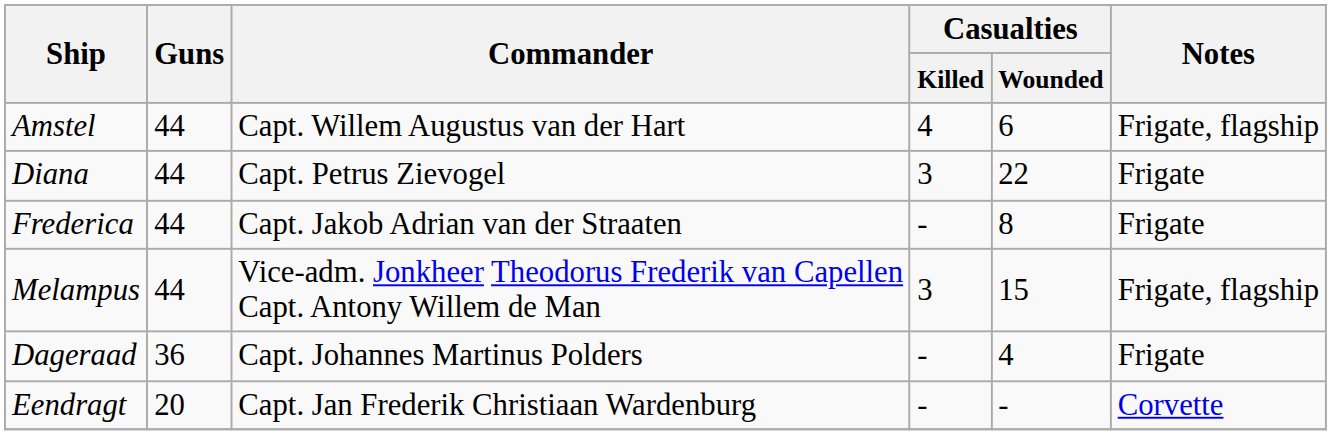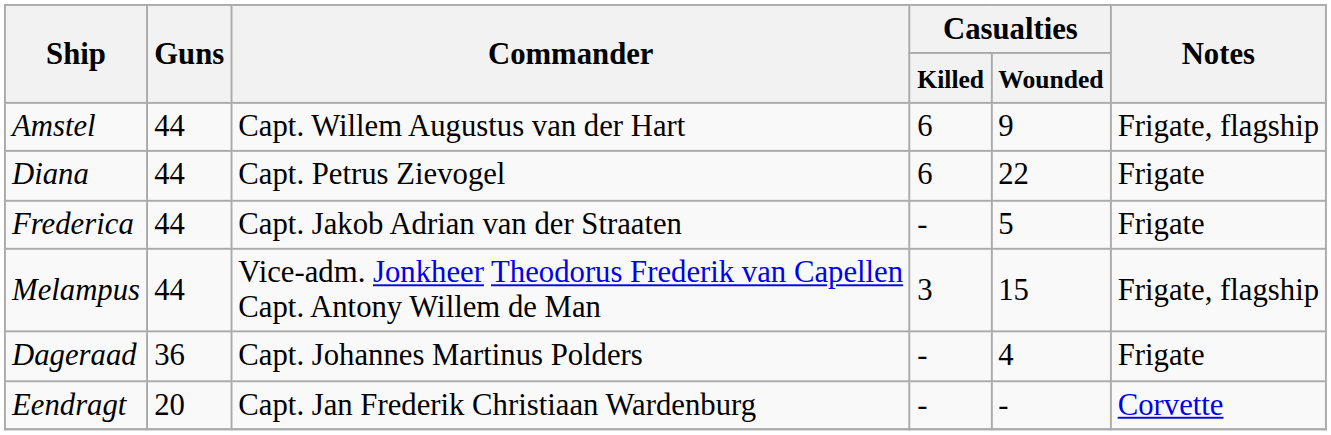(925, 126) 4 -> (925, 126) 6
(1006, 126) 6 -> (1006, 126) 9
(925, 175) 3 -> (925, 175) 6
(1006, 223) 8 -> (1006, 223) 5
